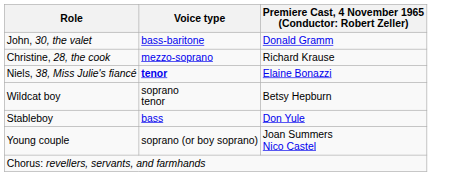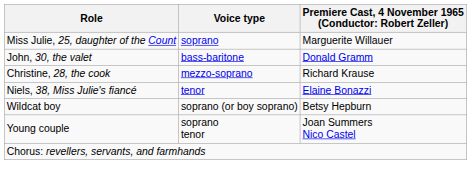+ row: (91, 40)
(154, 73) bold -> (193, 90) normal
(160, 96) soprano tenor -> (239, 106) soprano (or boy soprano)
- row: (30, 118)
(200, 140) soprano (or boy soprano) -> (200, 129) soprano tenor
